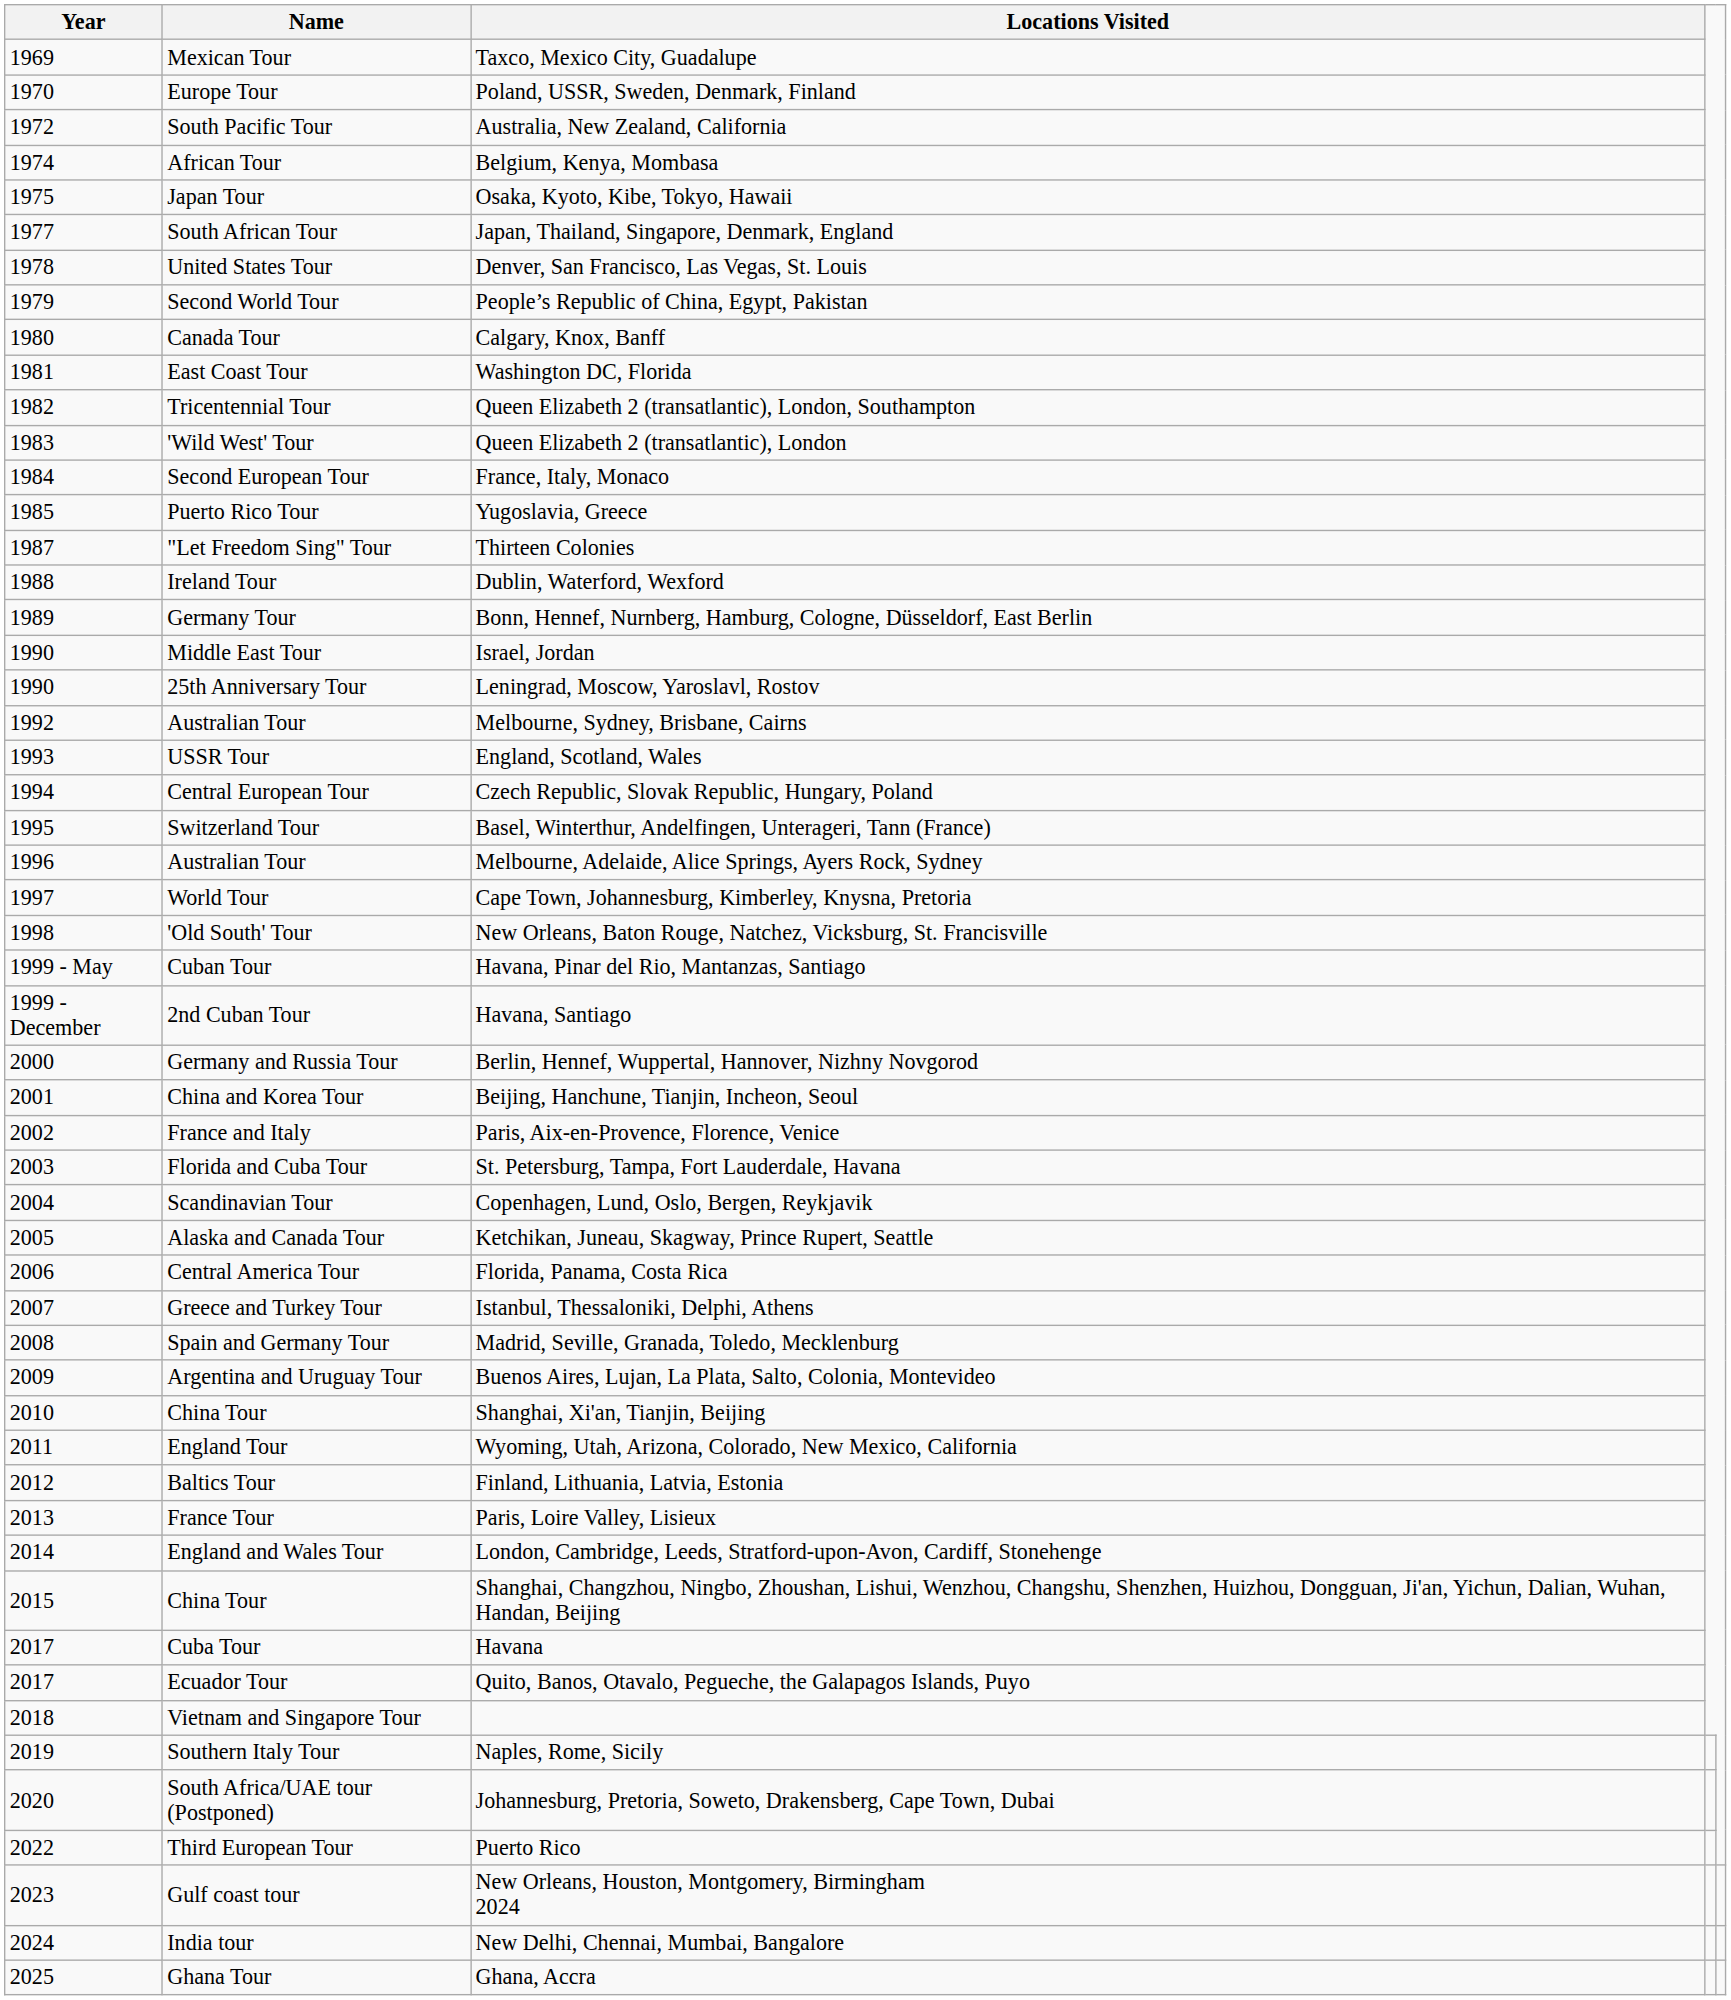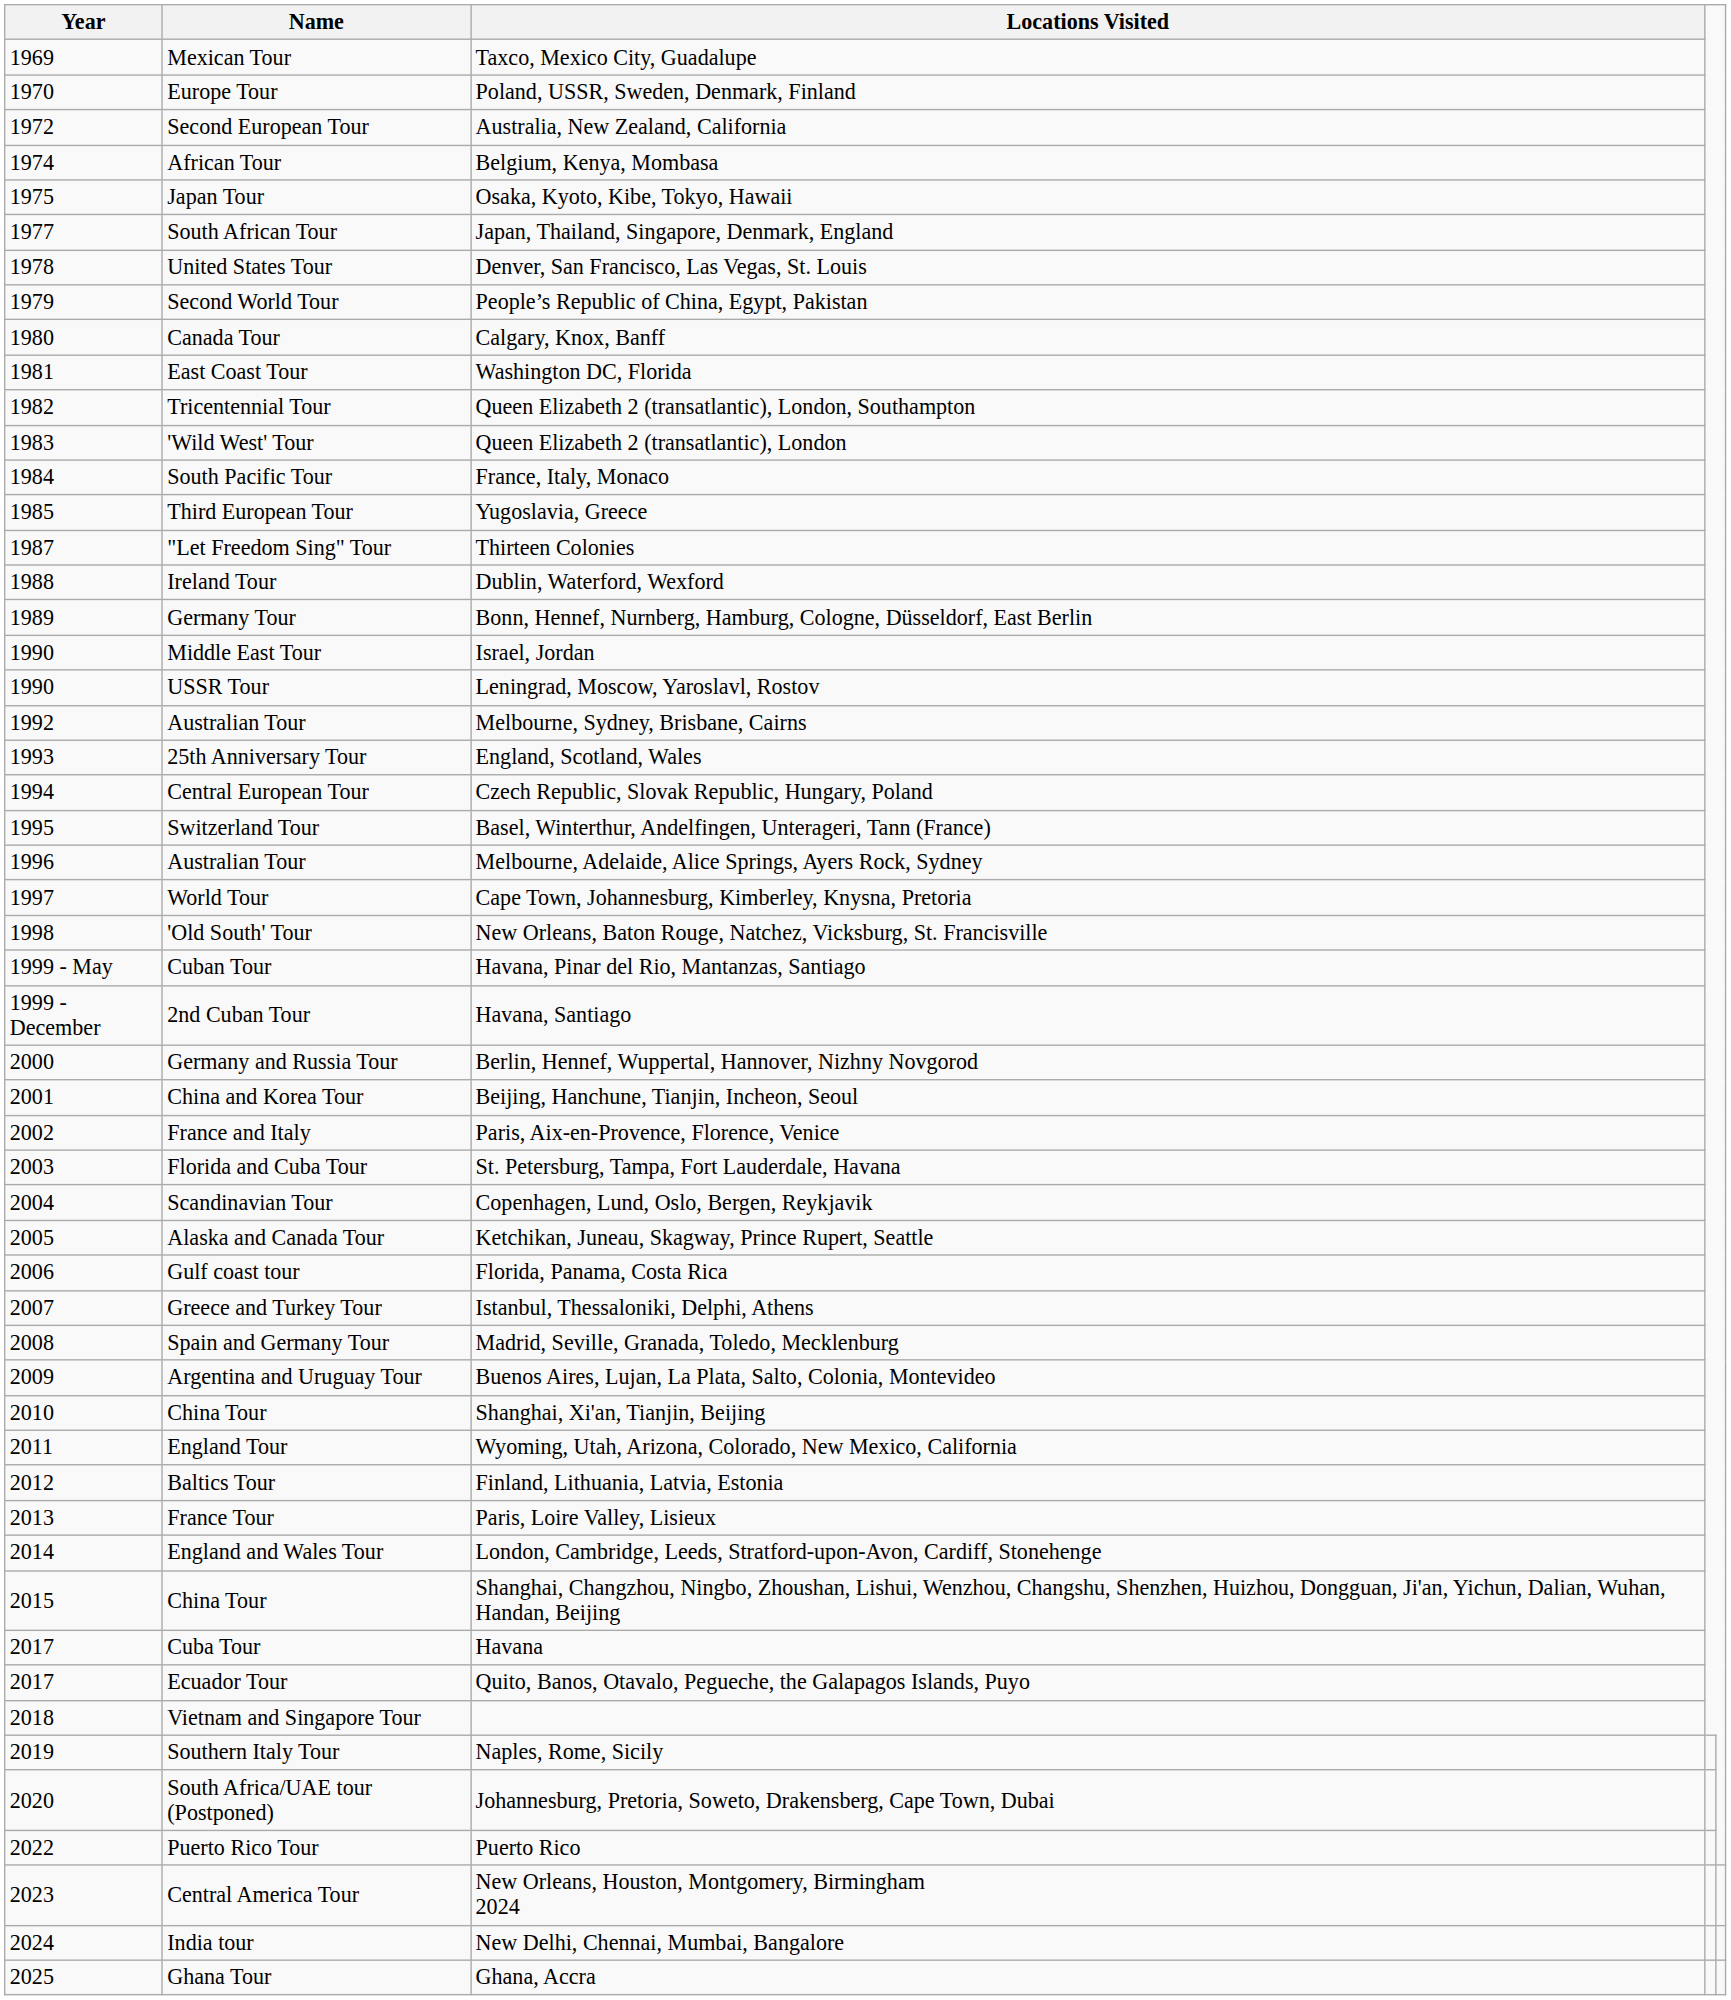(250, 127) South Pacific Tour -> (268, 127) Second European Tour
(268, 477) Second European Tour -> (250, 477) South Pacific Tour
(243, 512) Puerto Rico Tour -> (260, 512) Third European Tour
(267, 687) 25th Anniversary Tour -> (218, 687) USSR Tour
(218, 757) USSR Tour -> (267, 757) 25th Anniversary Tour
(263, 1272) Central America Tour -> (233, 1272) Gulf coast tour
(260, 1847) Third European Tour -> (243, 1847) Puerto Rico Tour
(233, 1894) Gulf coast tour -> (263, 1894) Central America Tour
